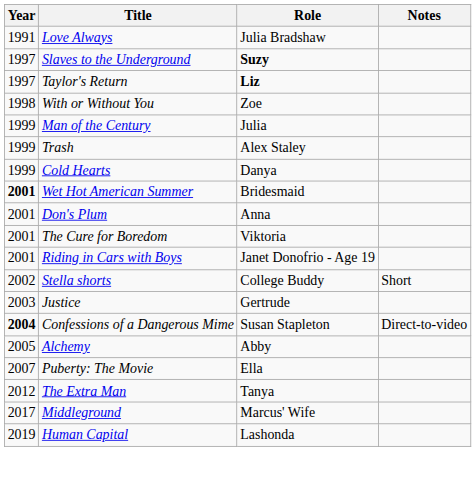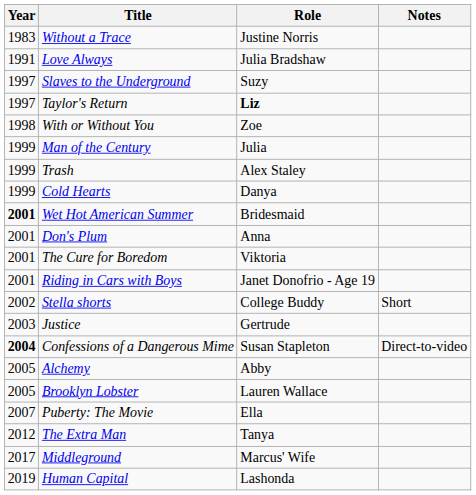+ row: (86, 37)
(255, 59) bold -> (254, 81) normal
+ row: (90, 390)
